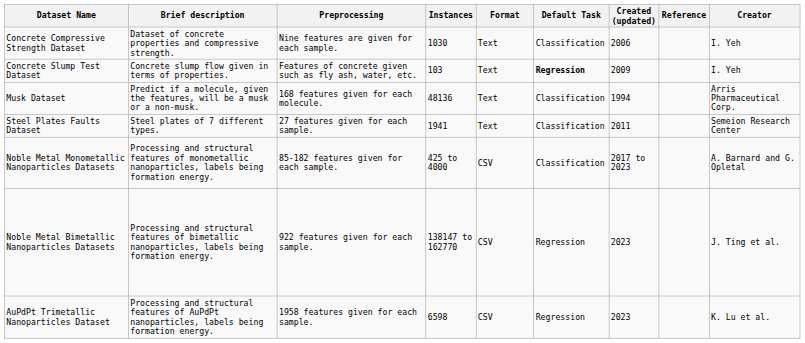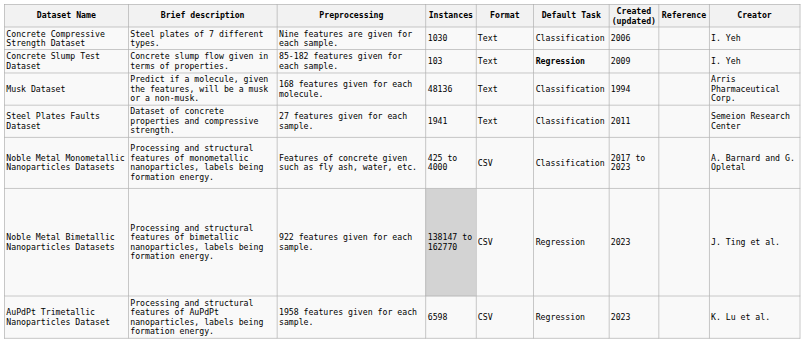(194, 43) Dataset of concrete properties and compressive strength. -> (197, 39) Steel plates of 7 different types.
(348, 71) Features of concrete given such as fly ash, water, etc. -> (341, 61) 85-182 features given for each sample.
(197, 126) Steel plates of 7 different types. -> (194, 121) Dataset of concrete properties and compressive strength.
(341, 163) 85-182 features given for each sample. -> (348, 163) Features of concrete given such as fly ash, water, etc.
(450, 242) no background -> (450, 242) lightgrey background
